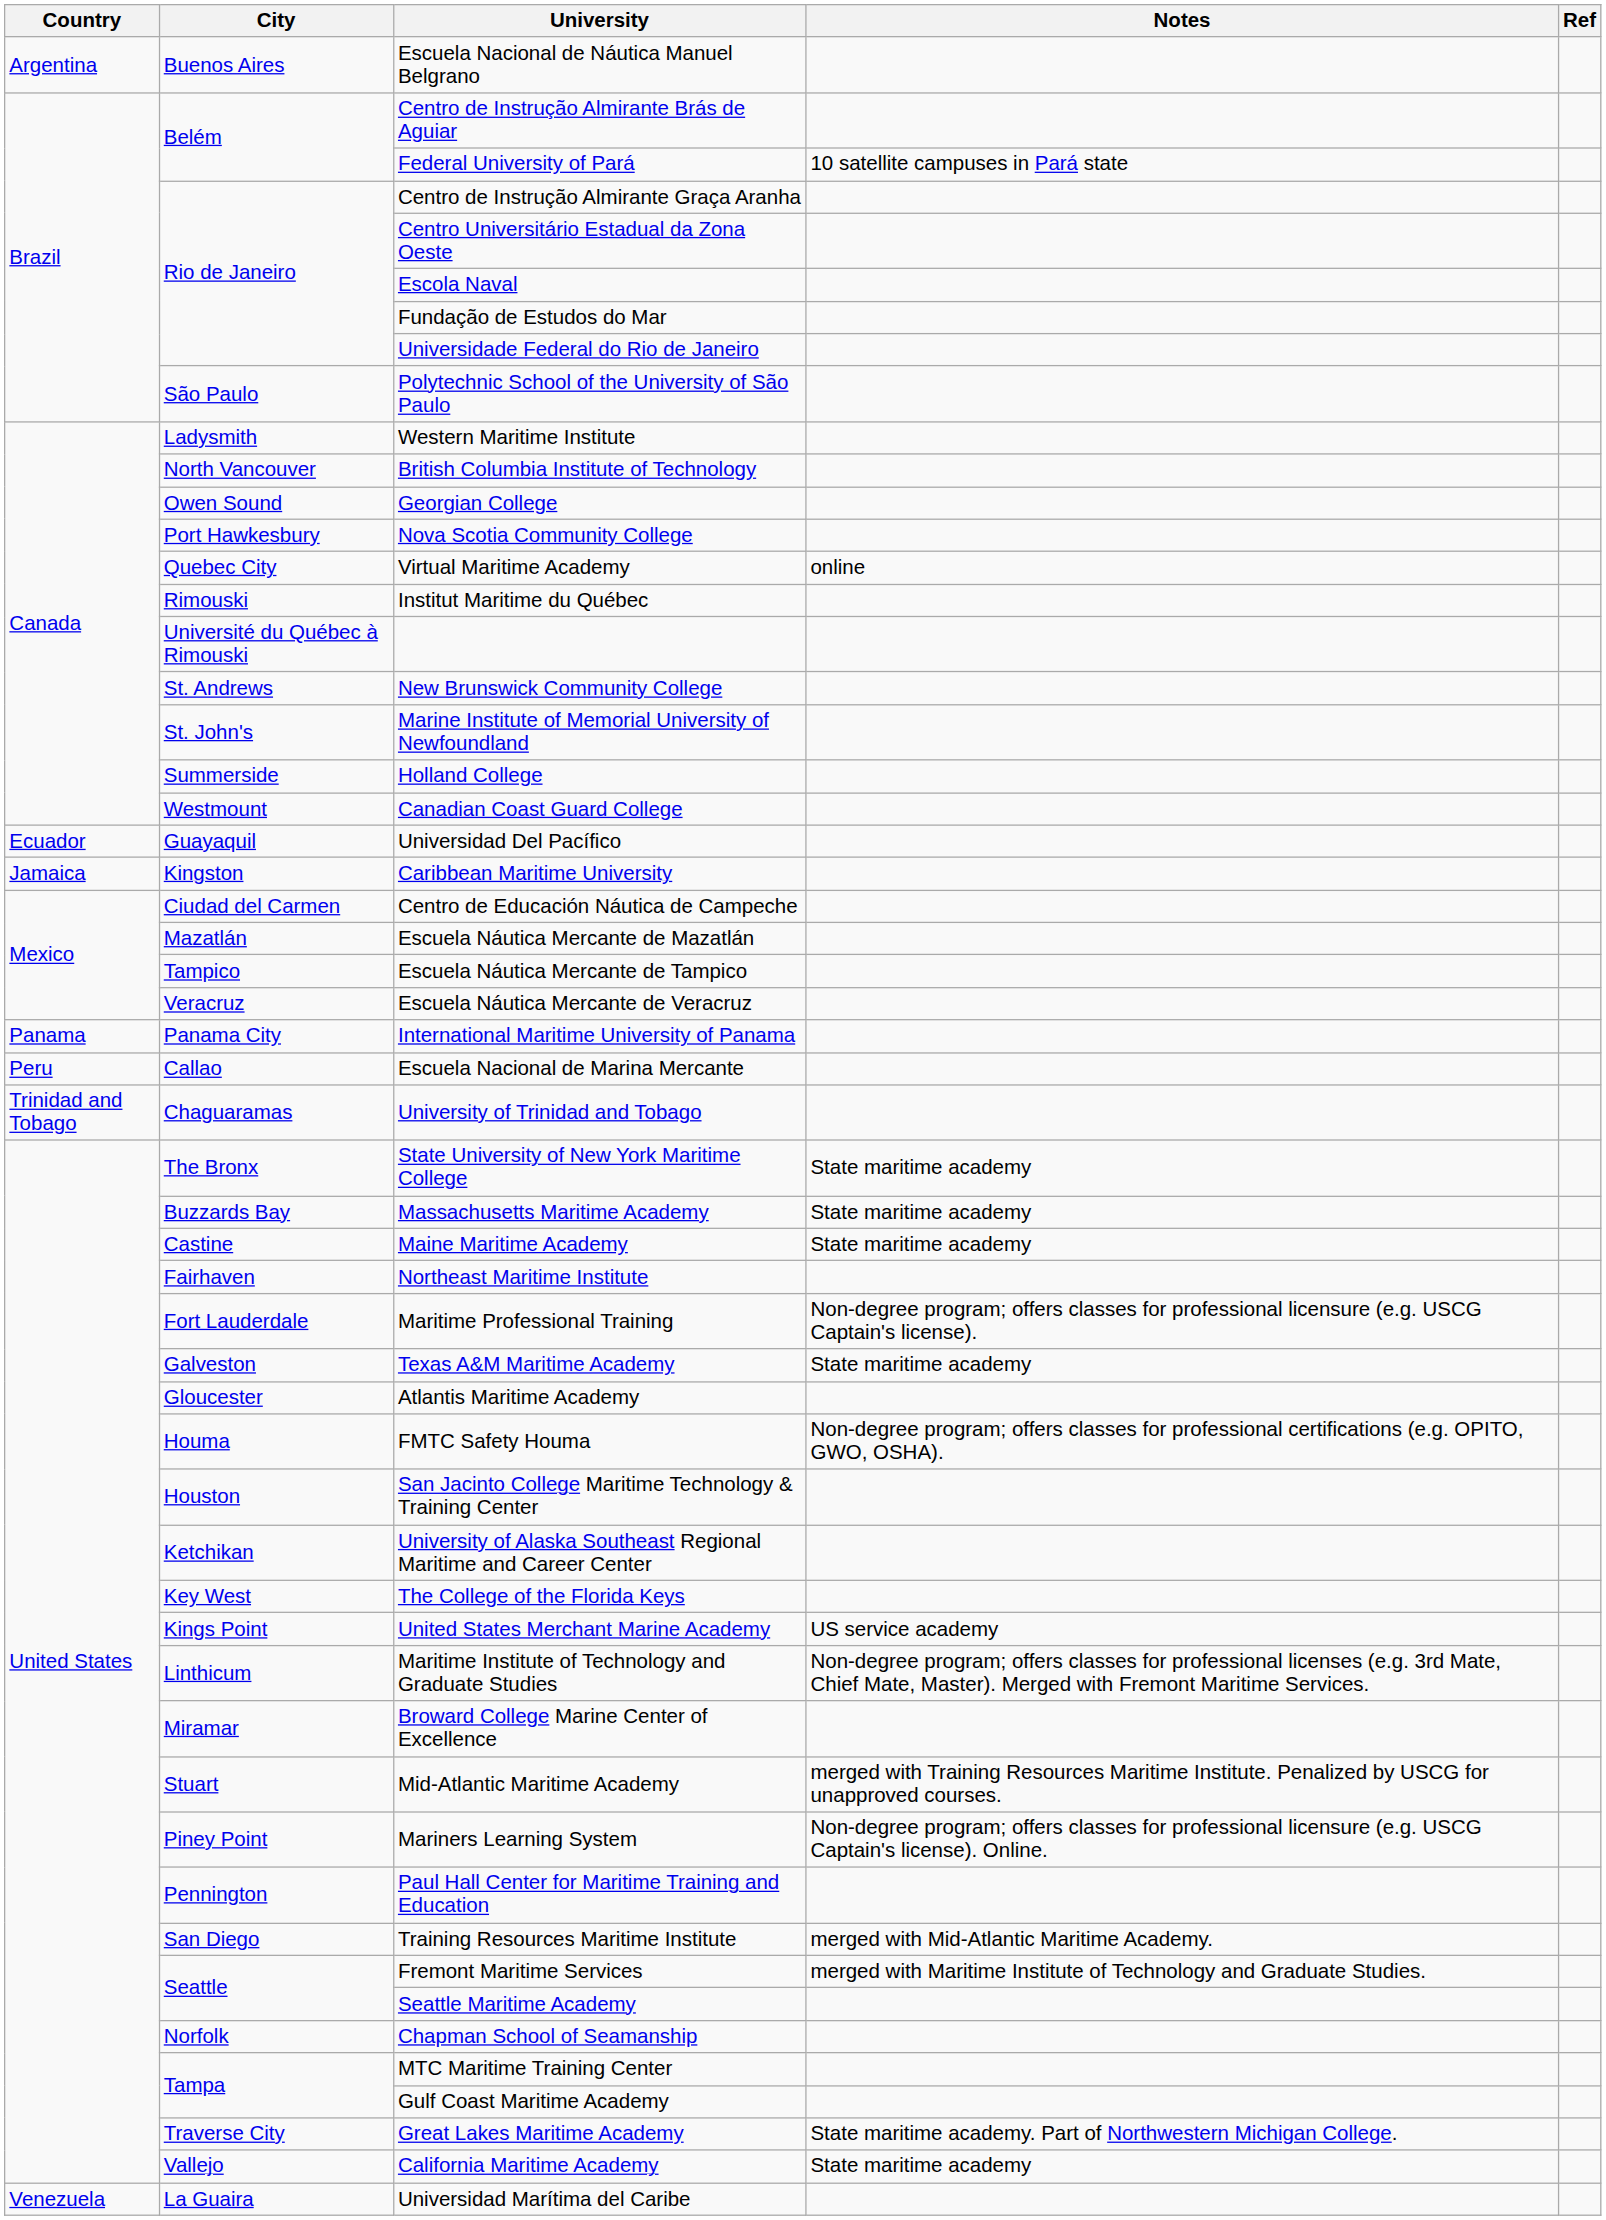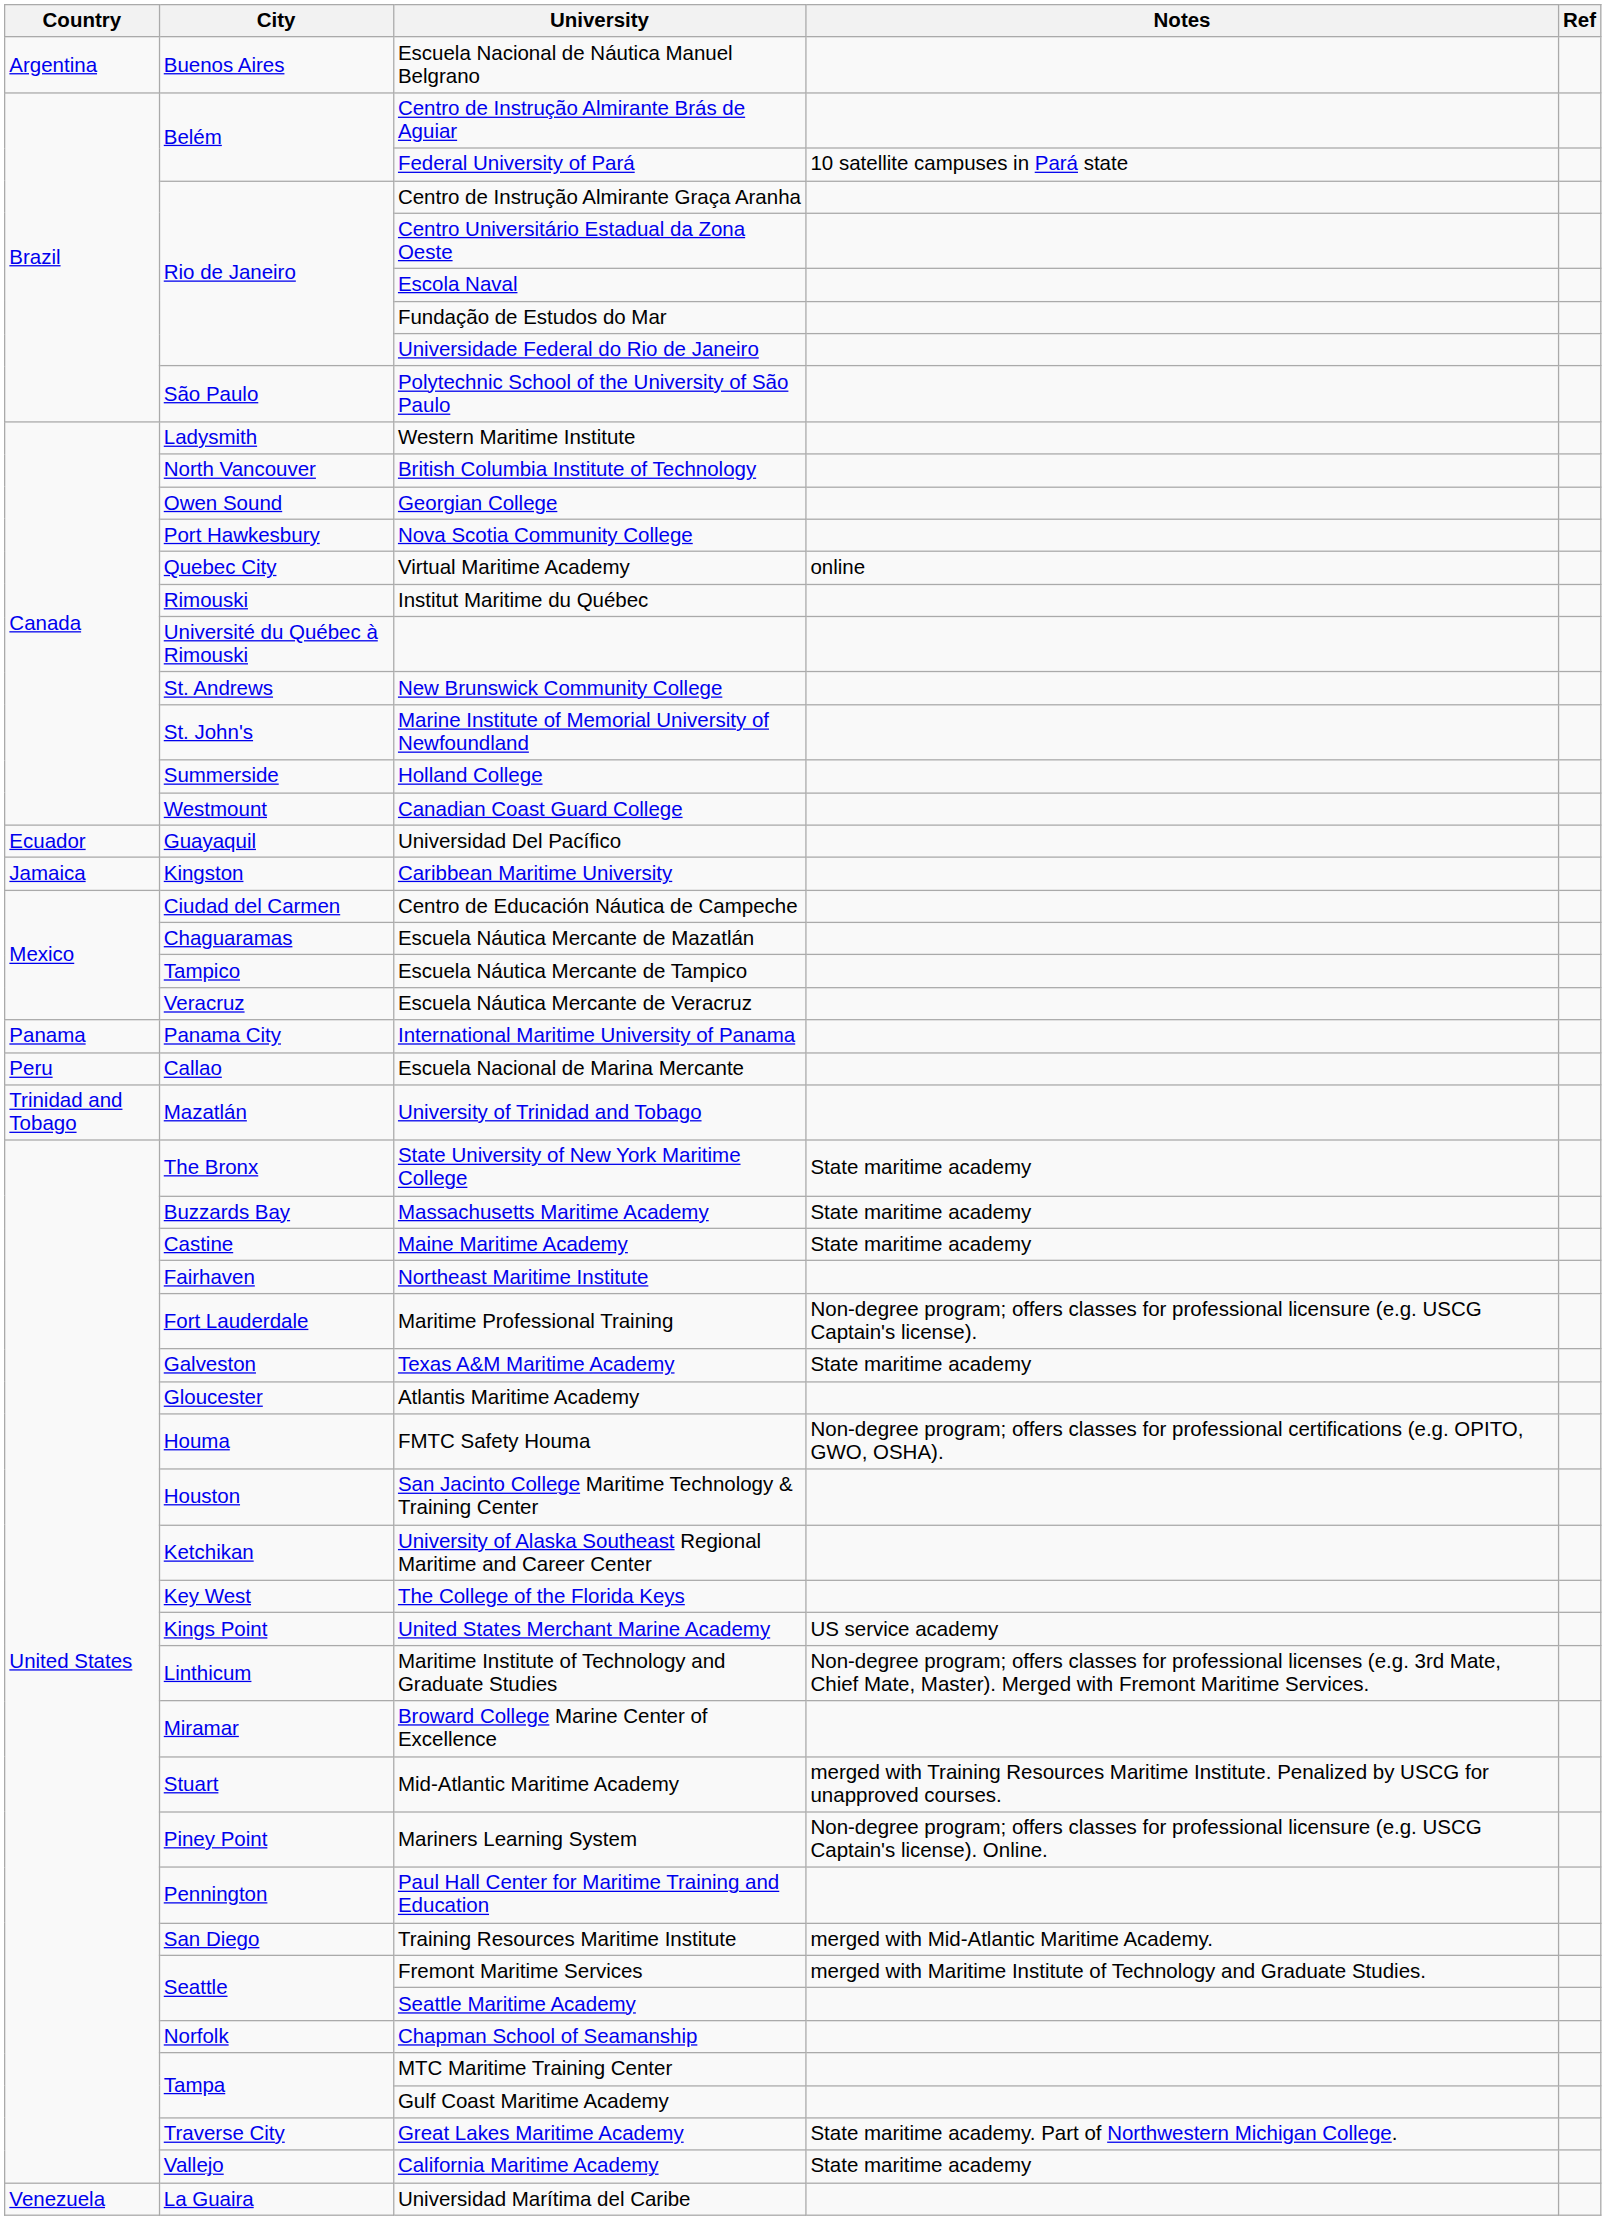(205, 938) Mazatlán -> (228, 938) Chaguaramas
(228, 1112) Chaguaramas -> (205, 1112) Mazatlán
